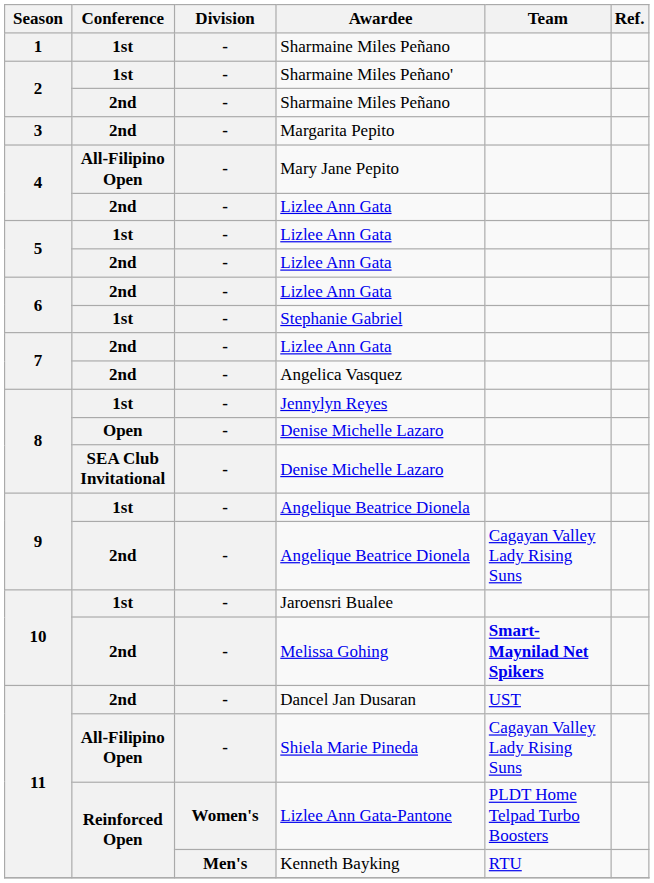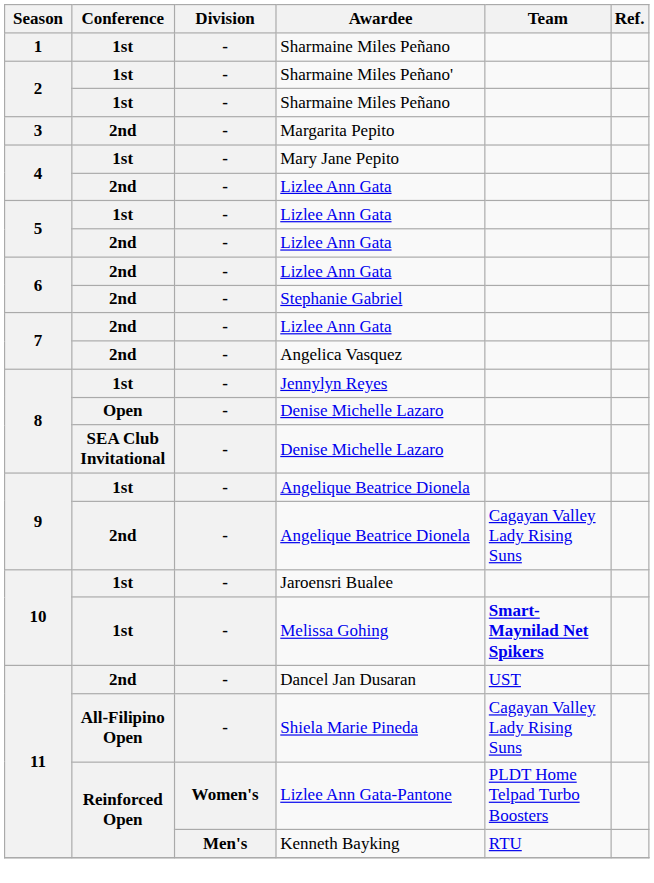(123, 102) 2nd -> (123, 102) 1st
(123, 169) All-Filipino Open -> (123, 159) 1st
(123, 319) 1st -> (123, 299) 2nd
(123, 651) 2nd -> (123, 631) 1st
